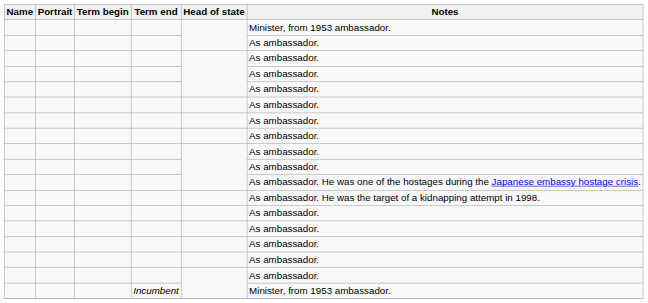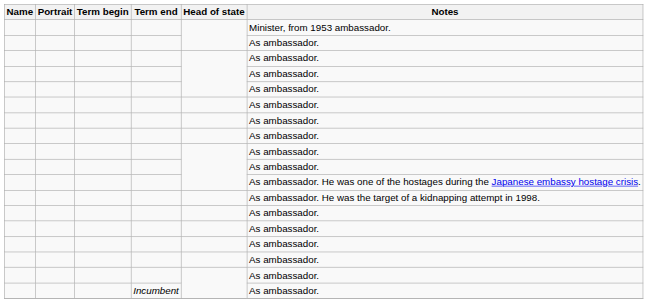(320, 290) Minister, from 1953 ambassador. -> (284, 290) As ambassador.
